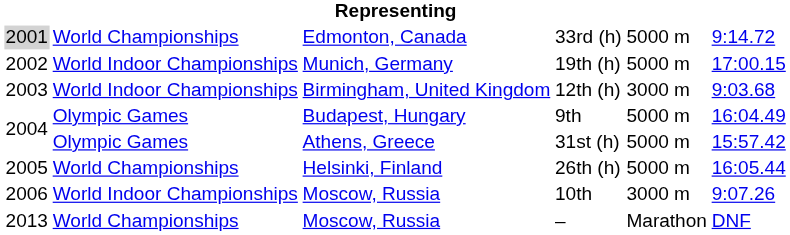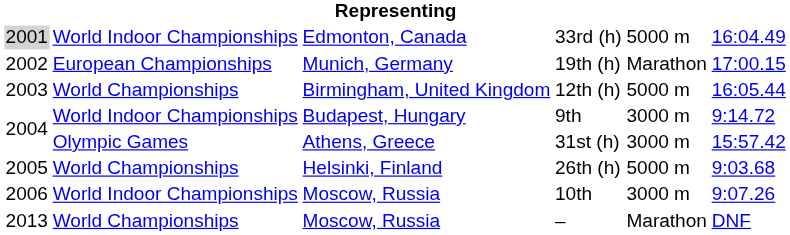(146, 37) World Championships -> (175, 37) World Indoor Championships
(743, 37) 9:14.72 -> (749, 37) 16:04.49
(175, 63) World Indoor Championships -> (162, 63) European Championships
(658, 63) 5000 m -> (667, 63) Marathon
(175, 89) World Indoor Championships -> (146, 89) World Championships
(658, 89) 3000 m -> (658, 89) 5000 m
(743, 89) 9:03.68 -> (749, 89) 16:05.44
(120, 115) Olympic Games -> (175, 115) World Indoor Championships
(658, 115) 5000 m -> (658, 115) 3000 m
(749, 115) 16:04.49 -> (743, 115) 9:14.72
(658, 142) 5000 m -> (658, 142) 3000 m
(749, 168) 16:05.44 -> (743, 168) 9:03.68
